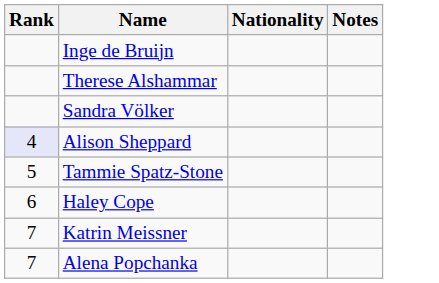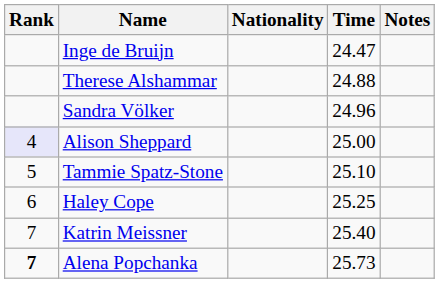+ column: (354, 19)
(31, 263) normal -> (31, 263) bold
